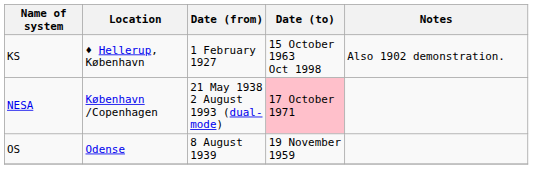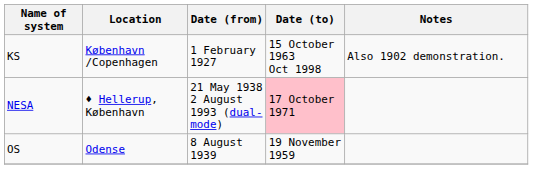(122, 56) ♦ Hellerup, København -> (122, 56) København /Copenhagen
(122, 106) København /Copenhagen -> (122, 106) ♦ Hellerup, København
